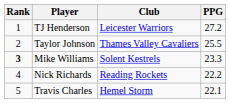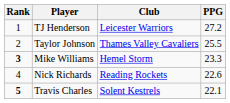(130, 59) Solent Kestrels -> (126, 59) Hemel Storm
(213, 75) 22.2 -> (213, 75) 22.6
(18, 91) normal -> (18, 91) bold
(126, 91) Hemel Storm -> (130, 91) Solent Kestrels
